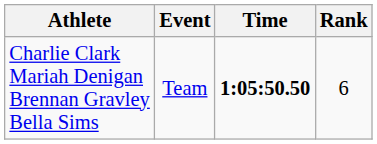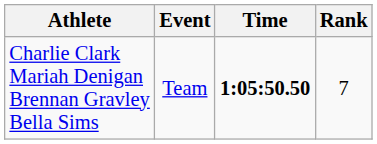(344, 87) 6 -> (344, 87) 7
